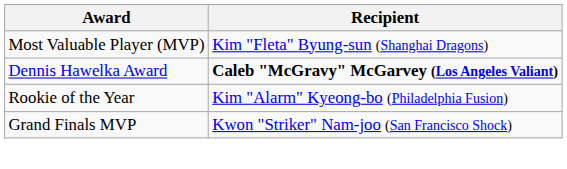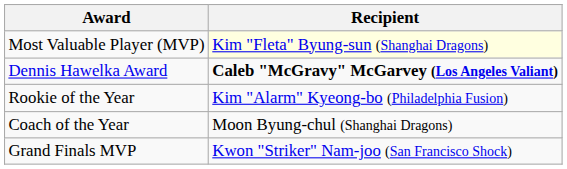(350, 44) no background -> (350, 44) lightyellow background
+ row: (69, 124)
